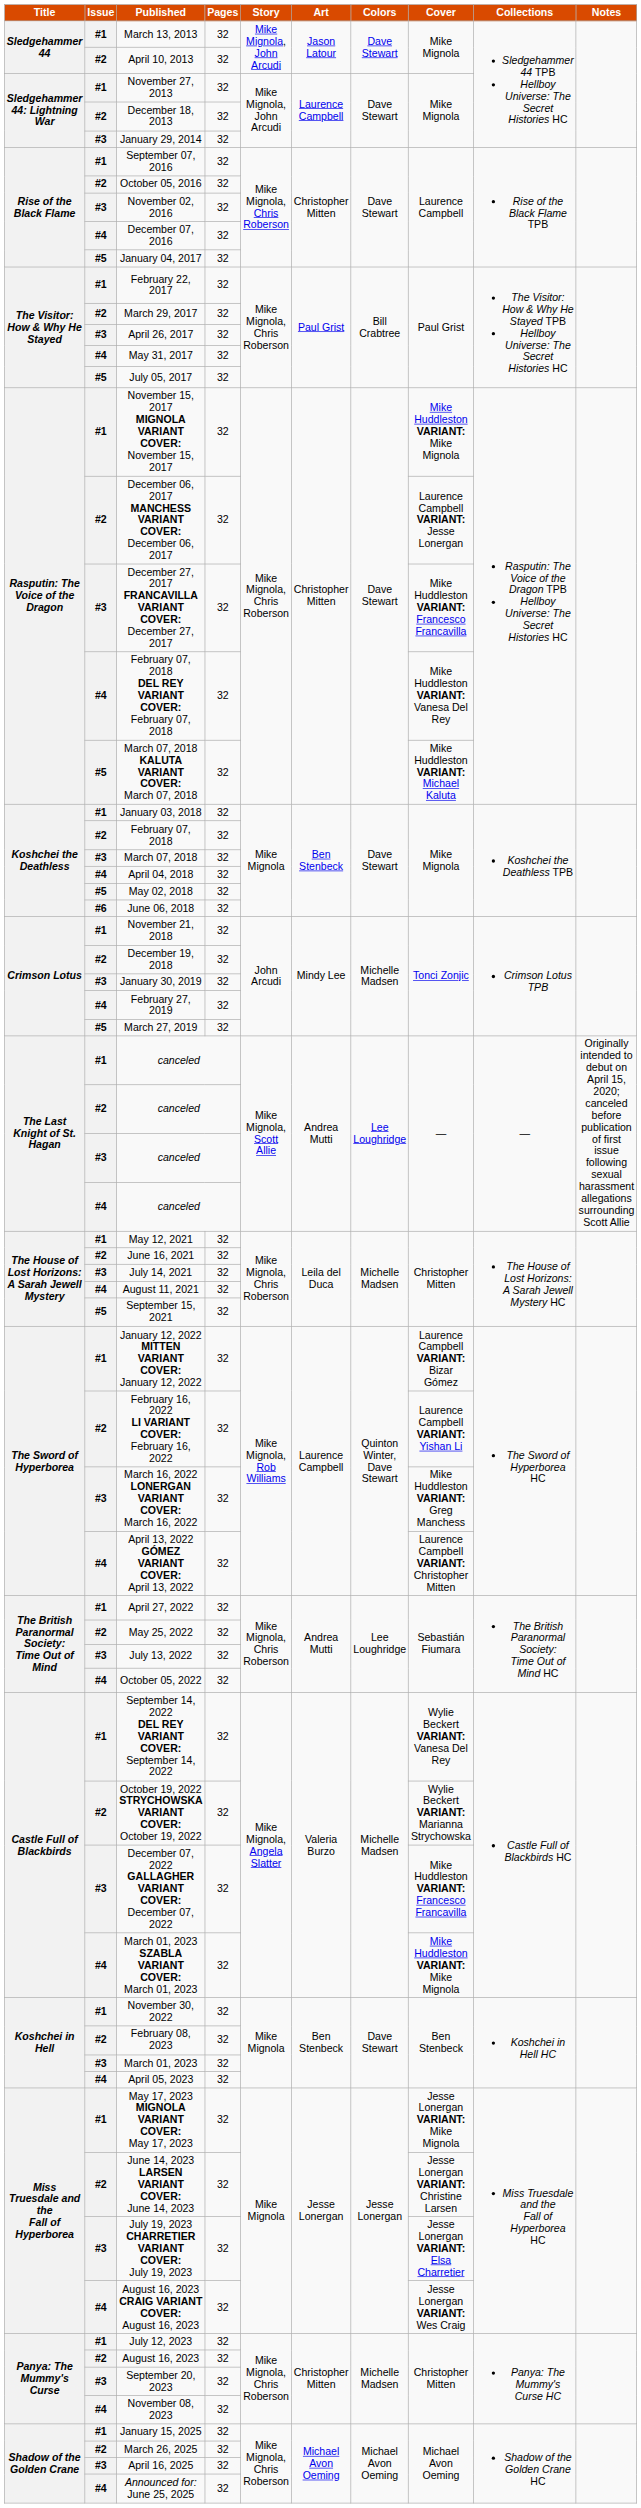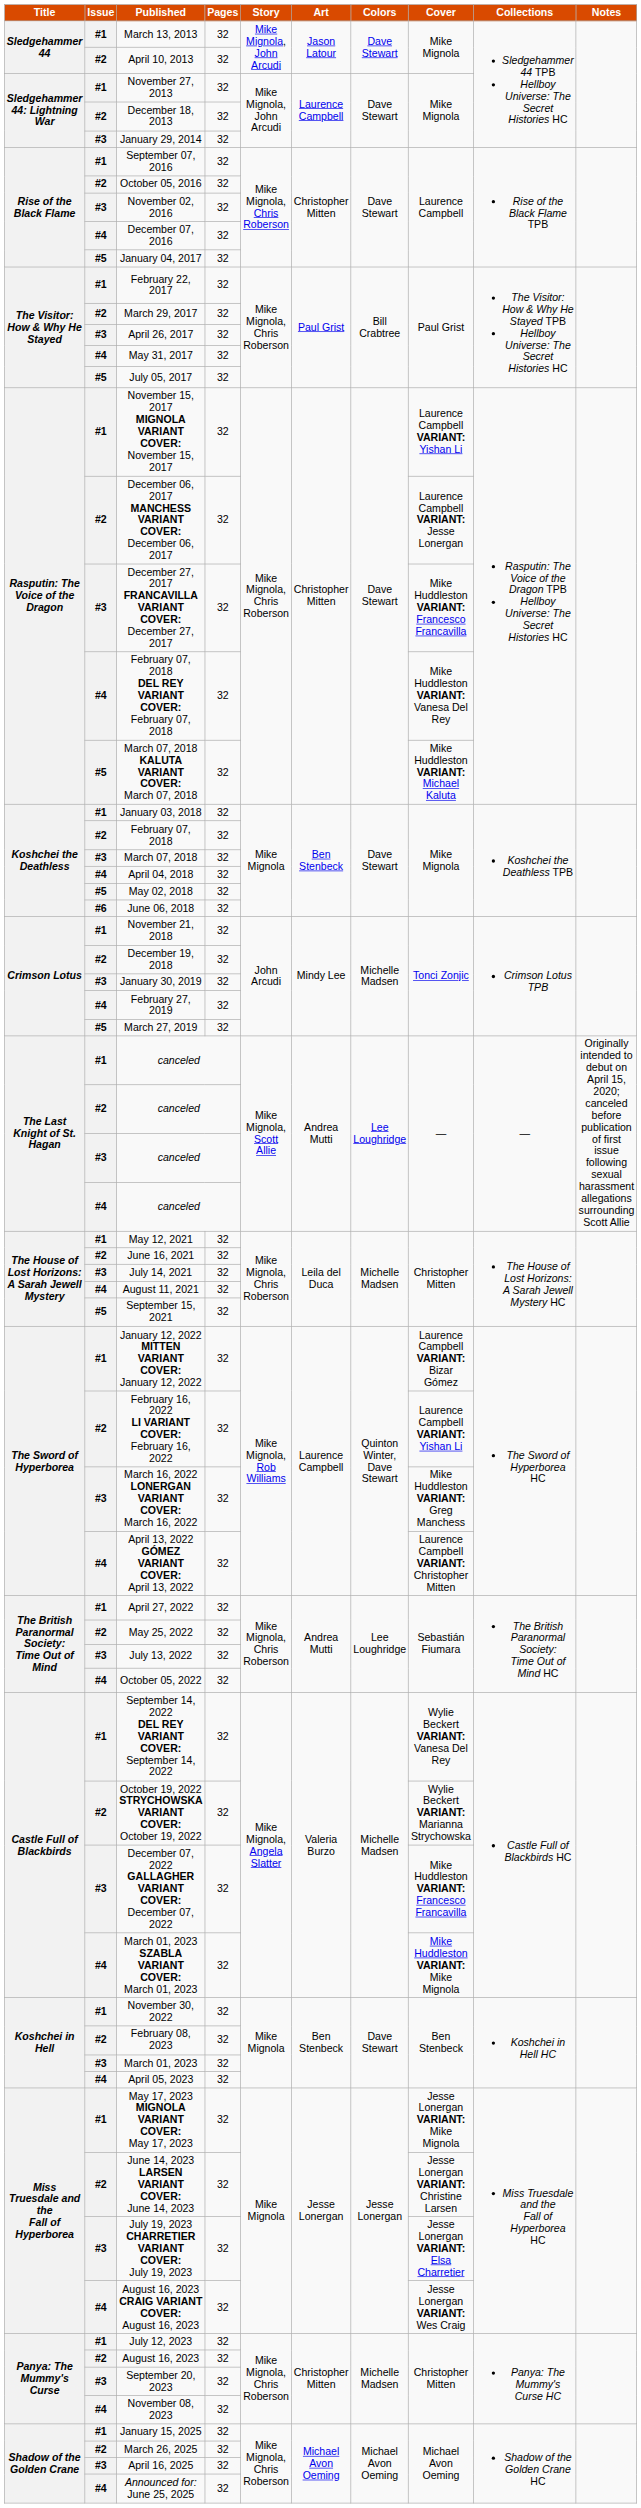(441, 432) Mike Huddleston VARIANT: Mike Mignola -> (441, 432) Laurence Campbell VARIANT: Yishan Li
